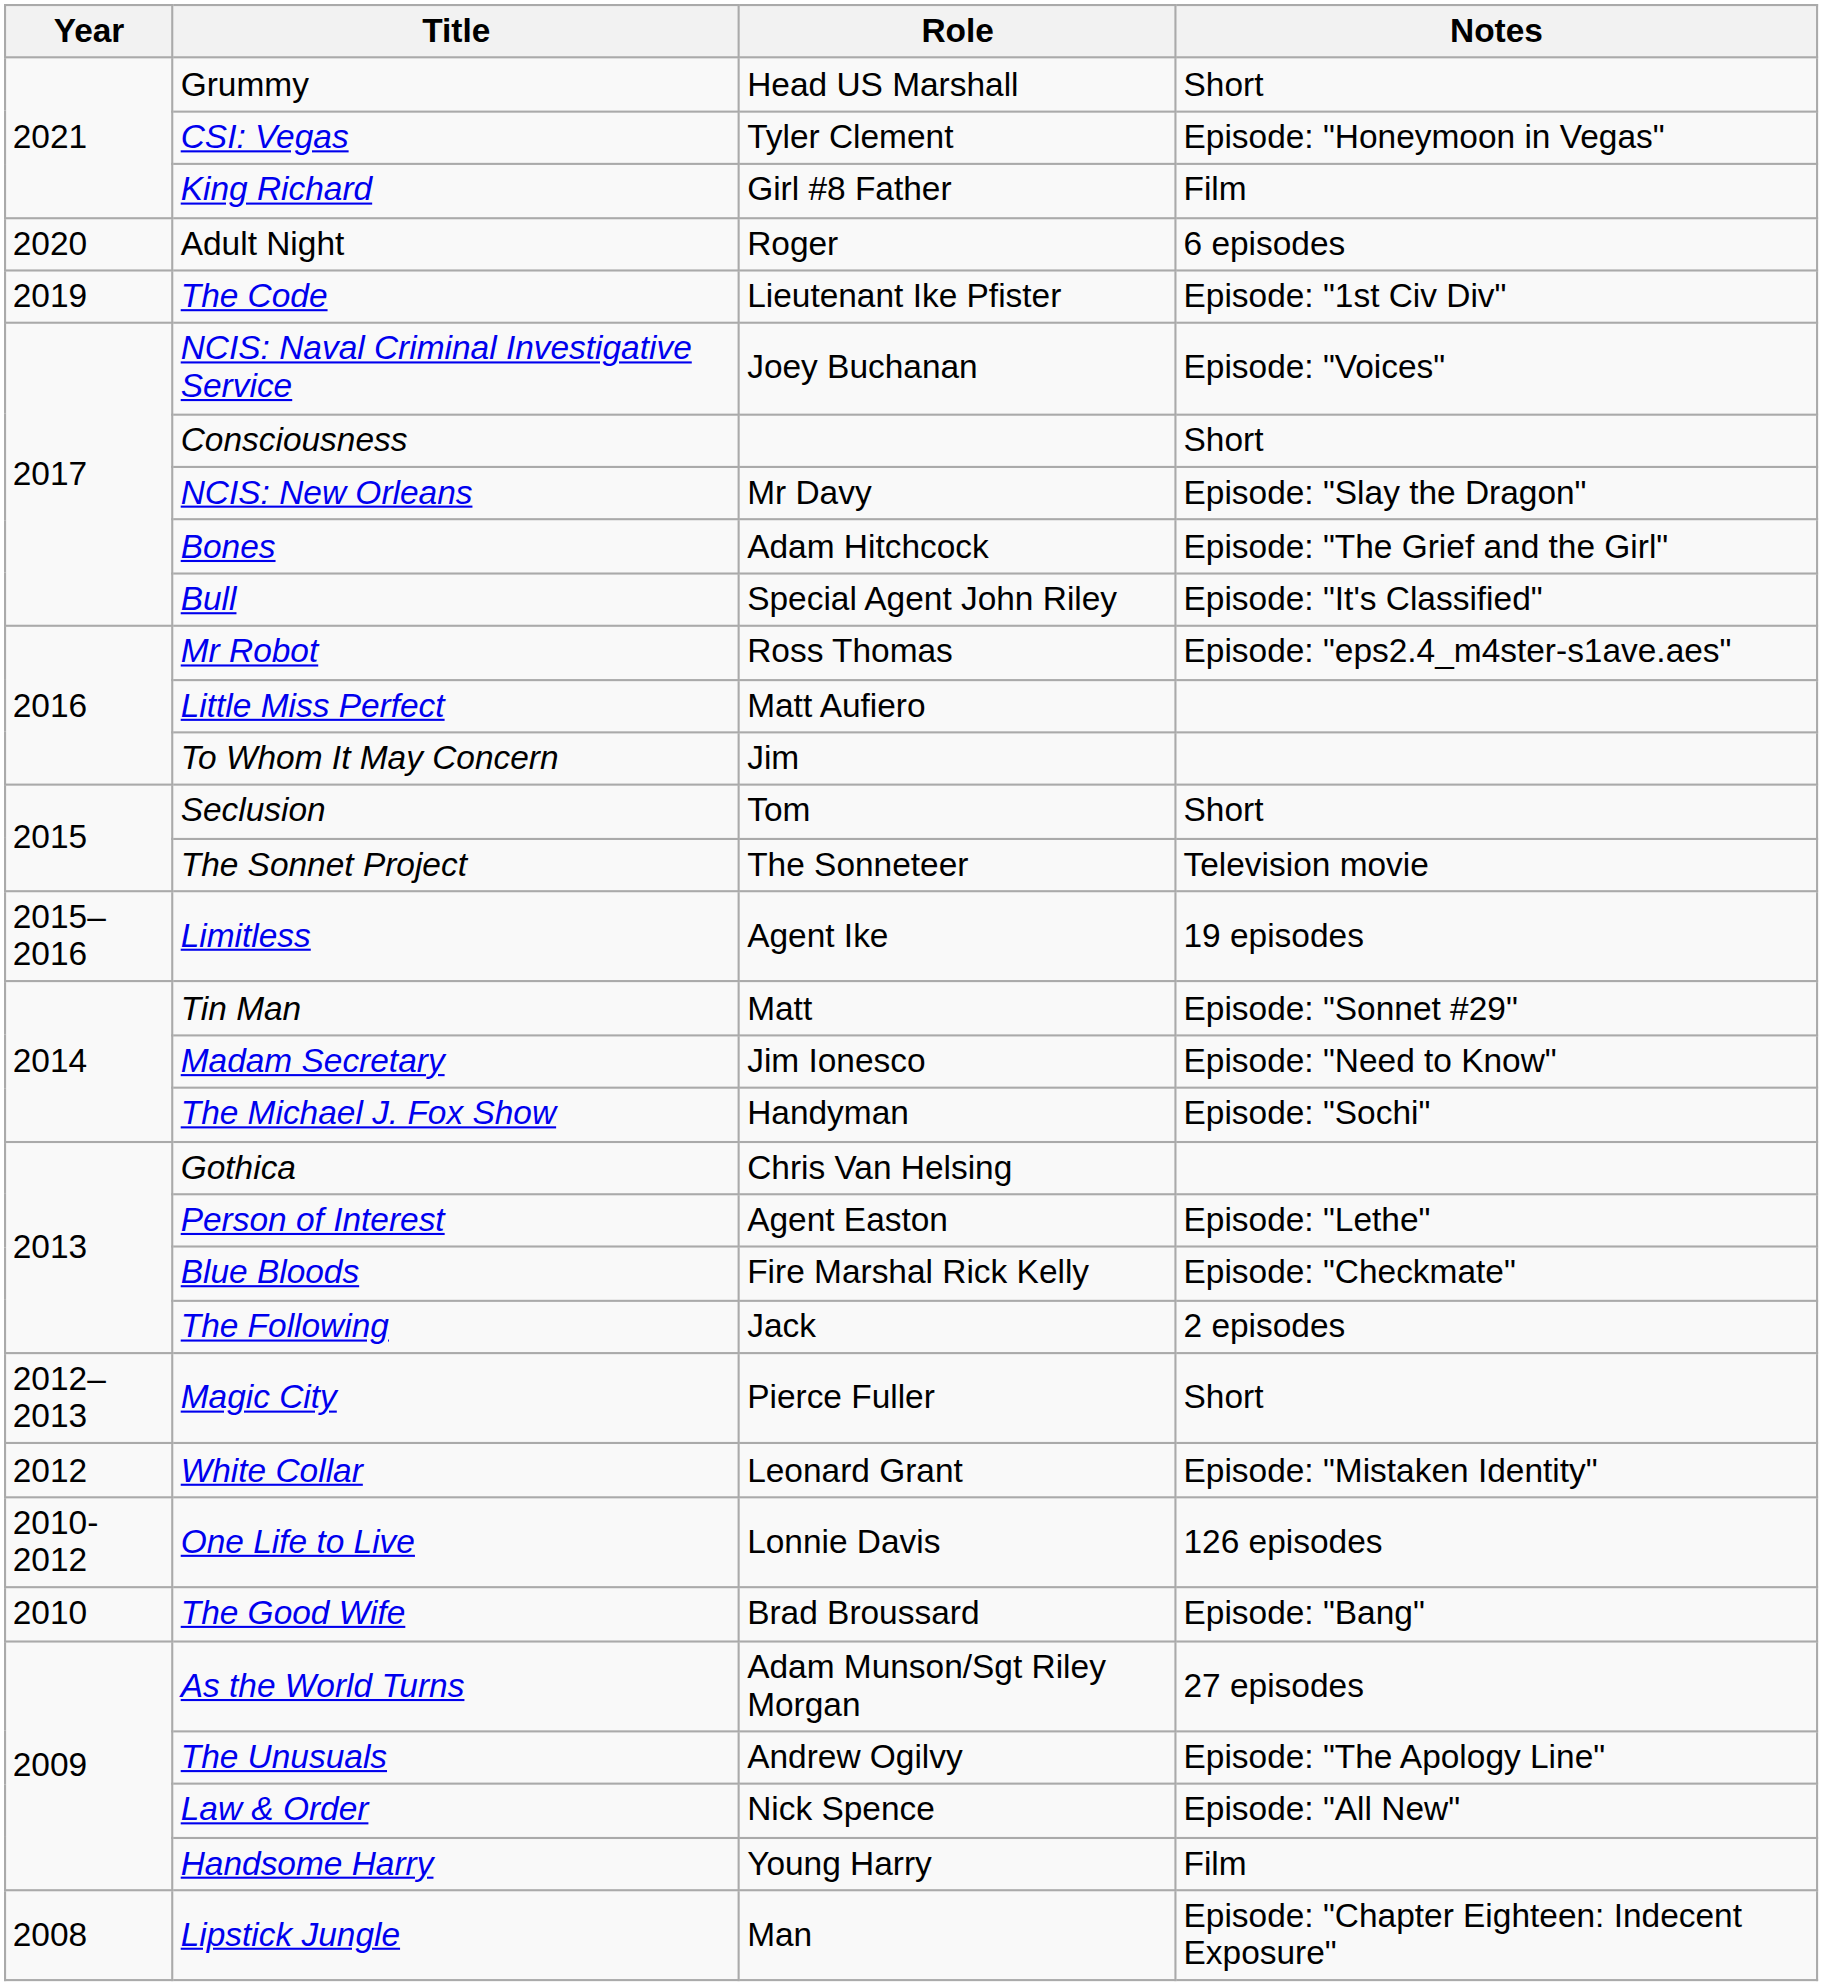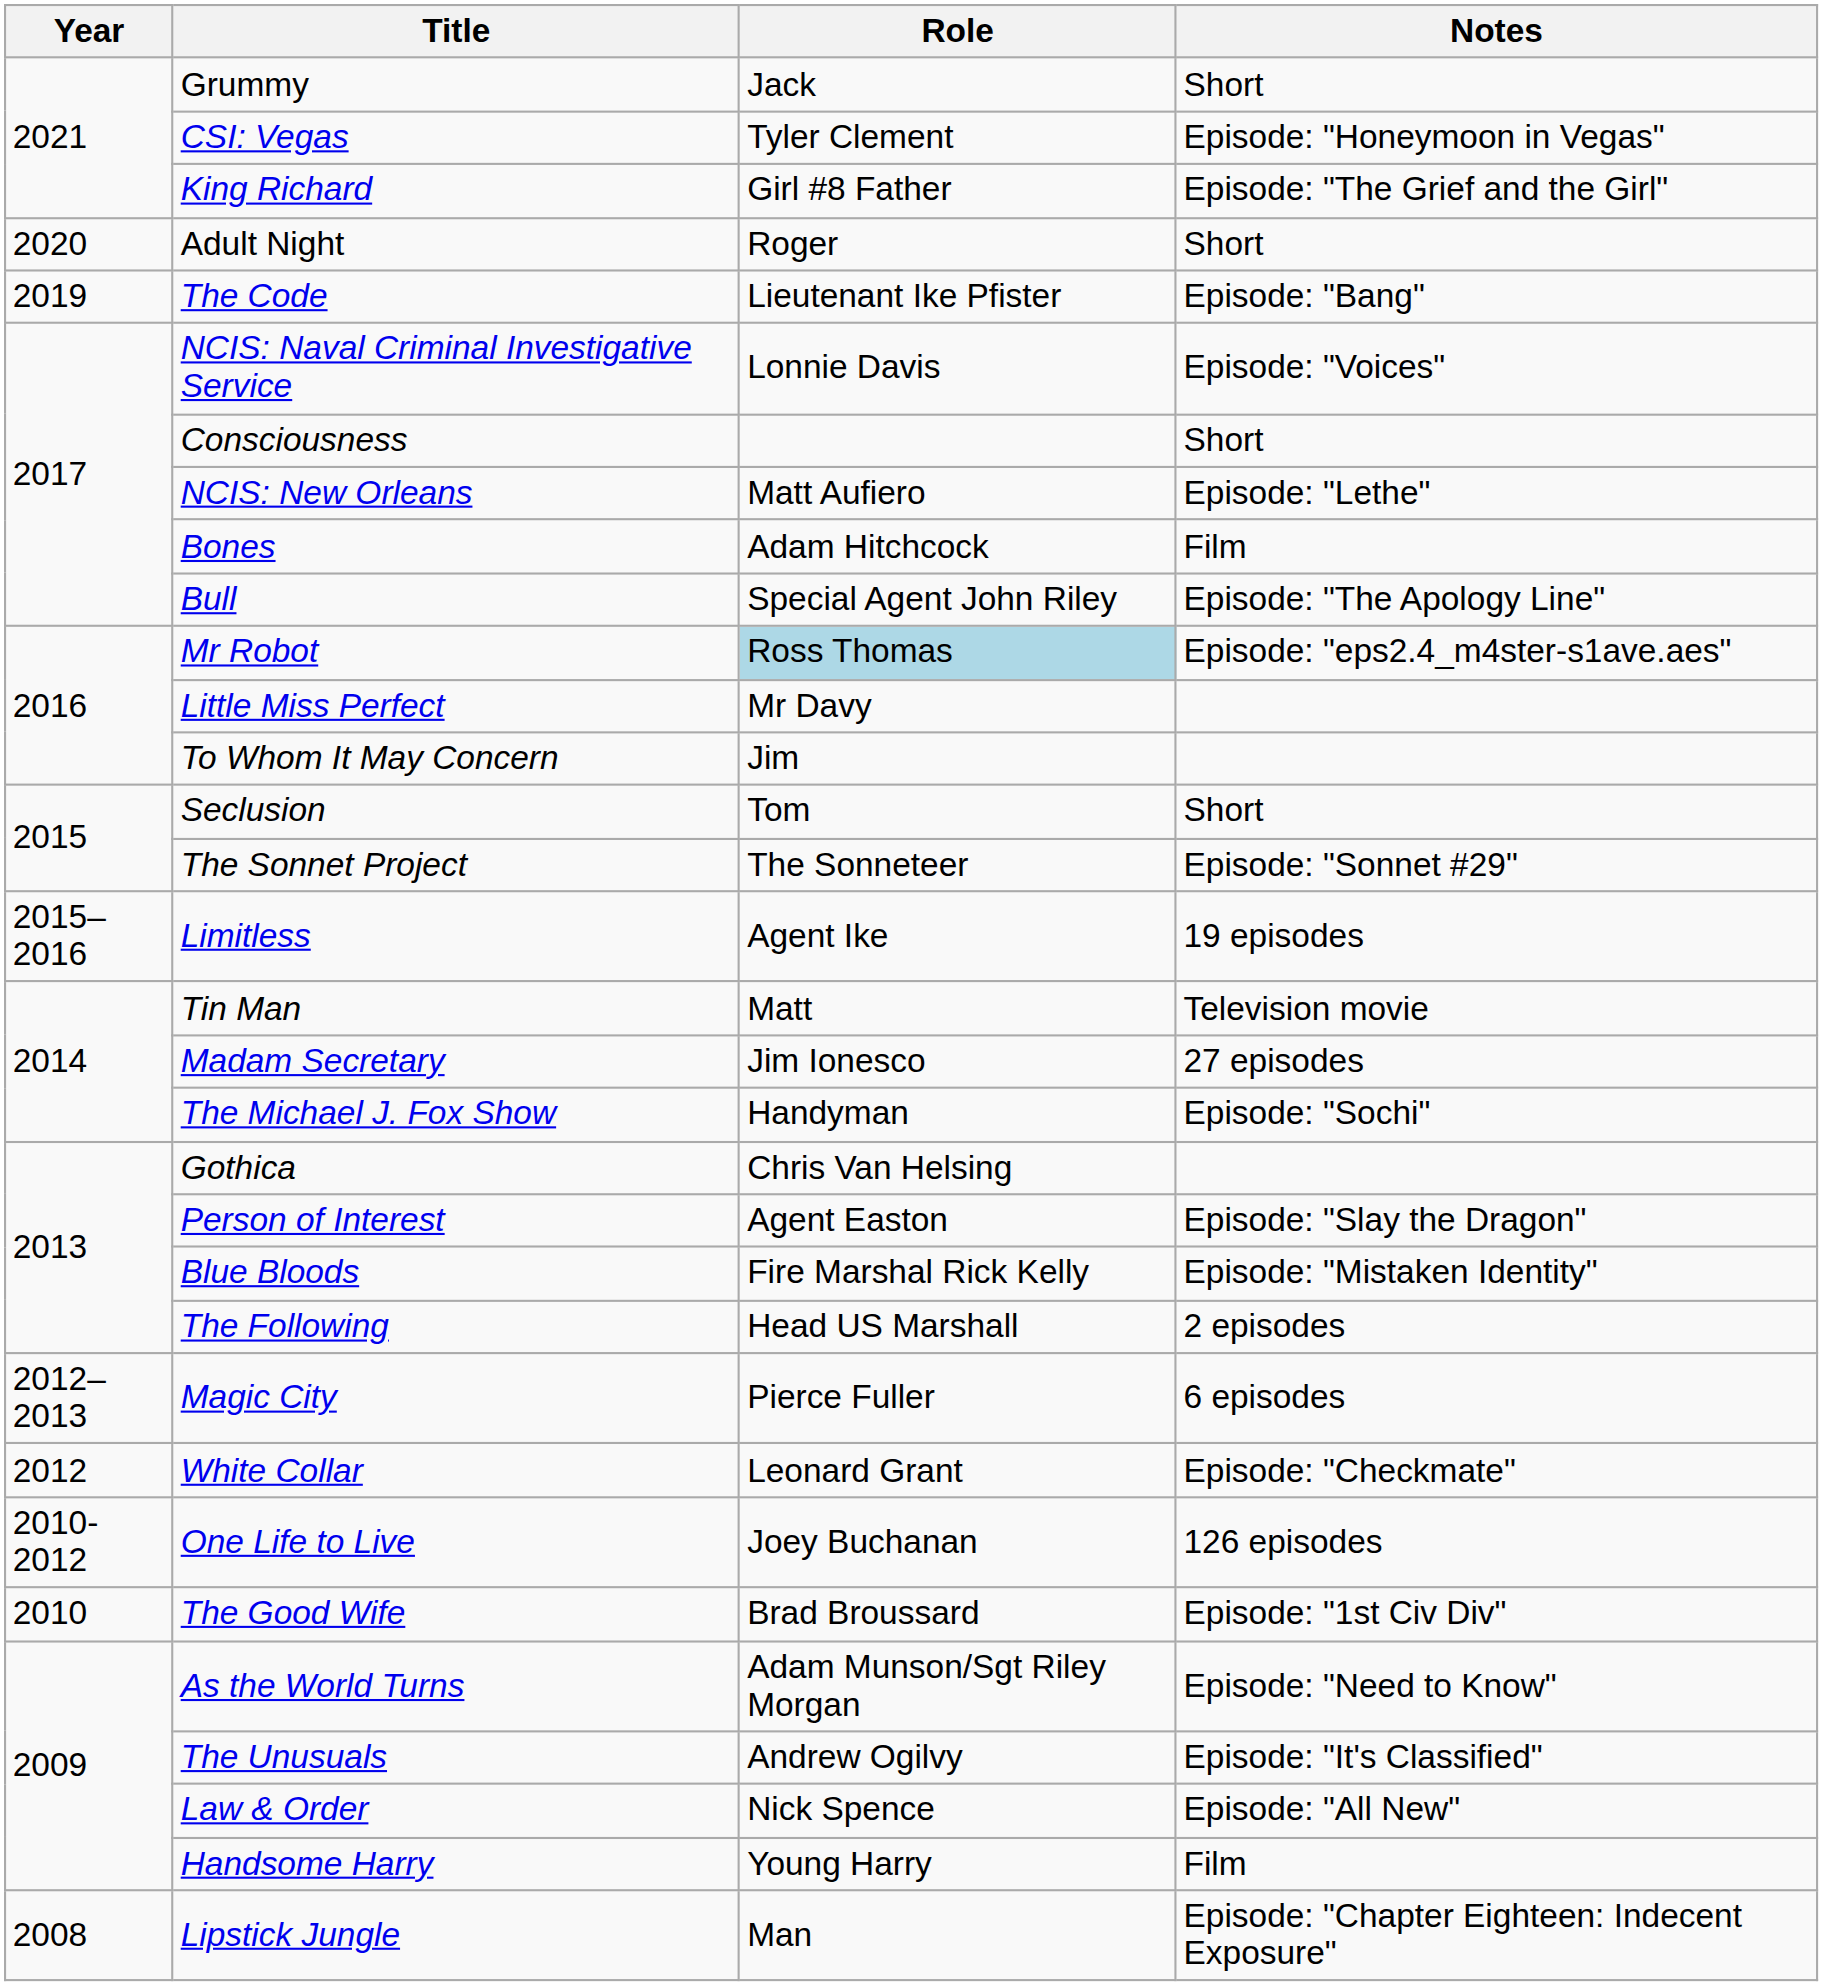(883, 84) Head US Marshall -> (782, 84) Jack
(1215, 190) Film -> (1426, 190) Episode: "The Grief and the Girl"
(1264, 243) 6 episodes -> (1223, 243) Short
(1345, 296) Episode: "1st Civ Div" -> (1304, 296) Episode: "Bang"
(862, 368) Joey Buchanan -> (844, 368) Lonnie Davis
(809, 492) Mr Davy -> (836, 492) Matt Aufiero
(1385, 492) Episode: "Slay the Dragon" -> (1307, 492) Episode: "Lethe"
(1426, 545) Episode: "The Grief and the Girl" -> (1215, 545) Film
(1363, 598) Episode: "It's Classified" -> (1394, 598) Episode: "The Apology Line"
(850, 652) no background -> (850, 652) lightblue background
(836, 705) Matt Aufiero -> (809, 705) Mr Davy
(1306, 864) Television movie -> (1351, 864) Episode: "Sonnet #29"
(1351, 1007) Episode: "Sonnet #29" -> (1306, 1007) Television movie
(1370, 1060) Episode: "Need to Know" -> (1274, 1060) 27 episodes
(1307, 1219) Episode: "Lethe" -> (1385, 1219) Episode: "Slay the Dragon"
(1350, 1272) Episode: "Checkmate" -> (1391, 1272) Episode: "Mistaken Identity"
(782, 1326) Jack -> (883, 1326) Head US Marshall
(1223, 1397) Short -> (1264, 1397) 6 episodes
(1391, 1469) Episode: "Mistaken Identity" -> (1350, 1469) Episode: "Checkmate"
(844, 1541) Lonnie Davis -> (862, 1541) Joey Buchanan
(1304, 1613) Episode: "Bang" -> (1345, 1613) Episode: "1st Civ Div"
(1274, 1685) 27 episodes -> (1370, 1685) Episode: "Need to Know"
(1394, 1757) Episode: "The Apology Line" -> (1363, 1757) Episode: "It's Classified"
